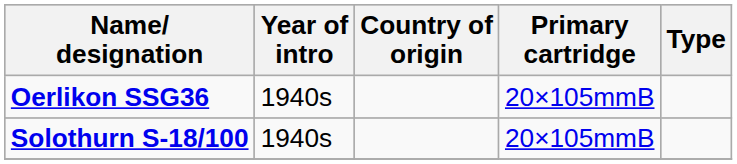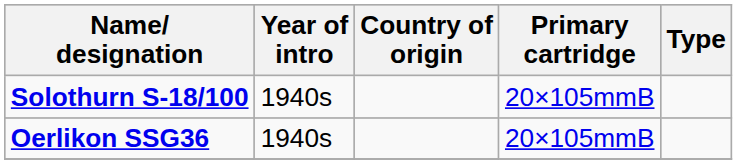rows swapped: (110, 96) <-> (130, 138)
